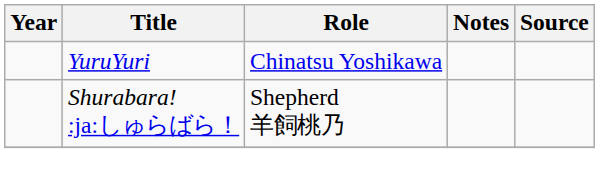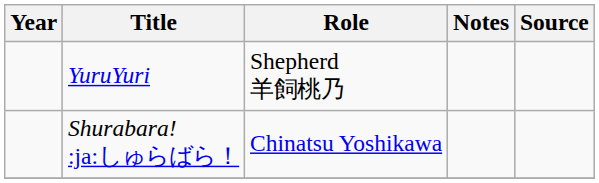(346, 60) Chinatsu Yoshikawa -> (297, 74) Shepherd 羊飼桃乃
(297, 111) Shepherd 羊飼桃乃 -> (346, 144) Chinatsu Yoshikawa
